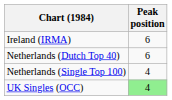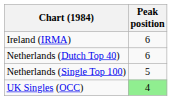(148, 71) 4 -> (148, 71) 5
